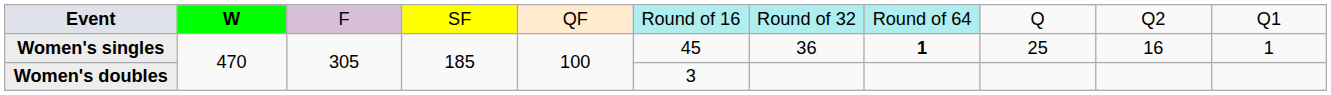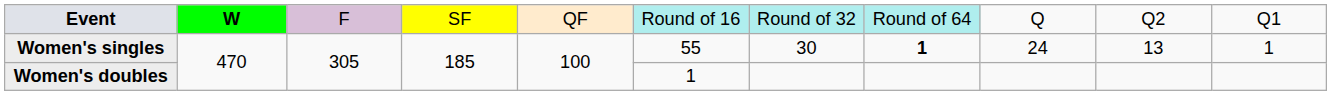(691, 48) 45 -> (691, 48) 55
(806, 48) 36 -> (806, 48) 30
(1038, 48) 25 -> (1038, 48) 24
(1153, 48) 16 -> (1153, 48) 13
(691, 77) 3 -> (691, 77) 1
